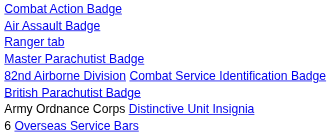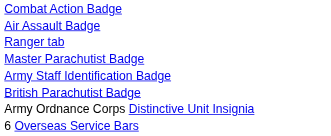+ row: (88, 76)
- row: (165, 76)
